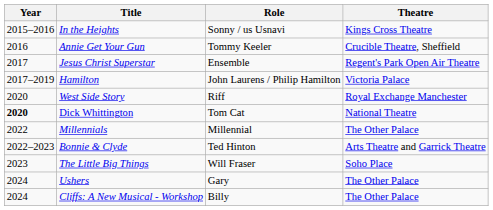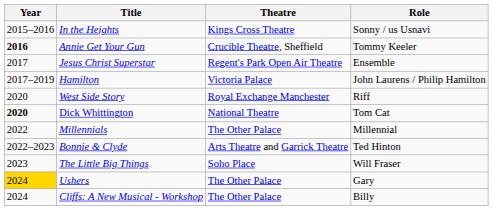columns swapped: (274, 12) <-> (415, 12)
(17, 46) normal -> (17, 46) bold
(17, 180) no background -> (17, 180) gold background
